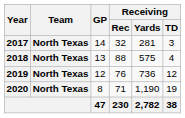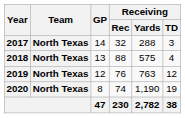(147, 43) 281 -> (147, 43) 288
(147, 74) 736 -> (147, 74) 763
(121, 89) 71 -> (121, 89) 74
